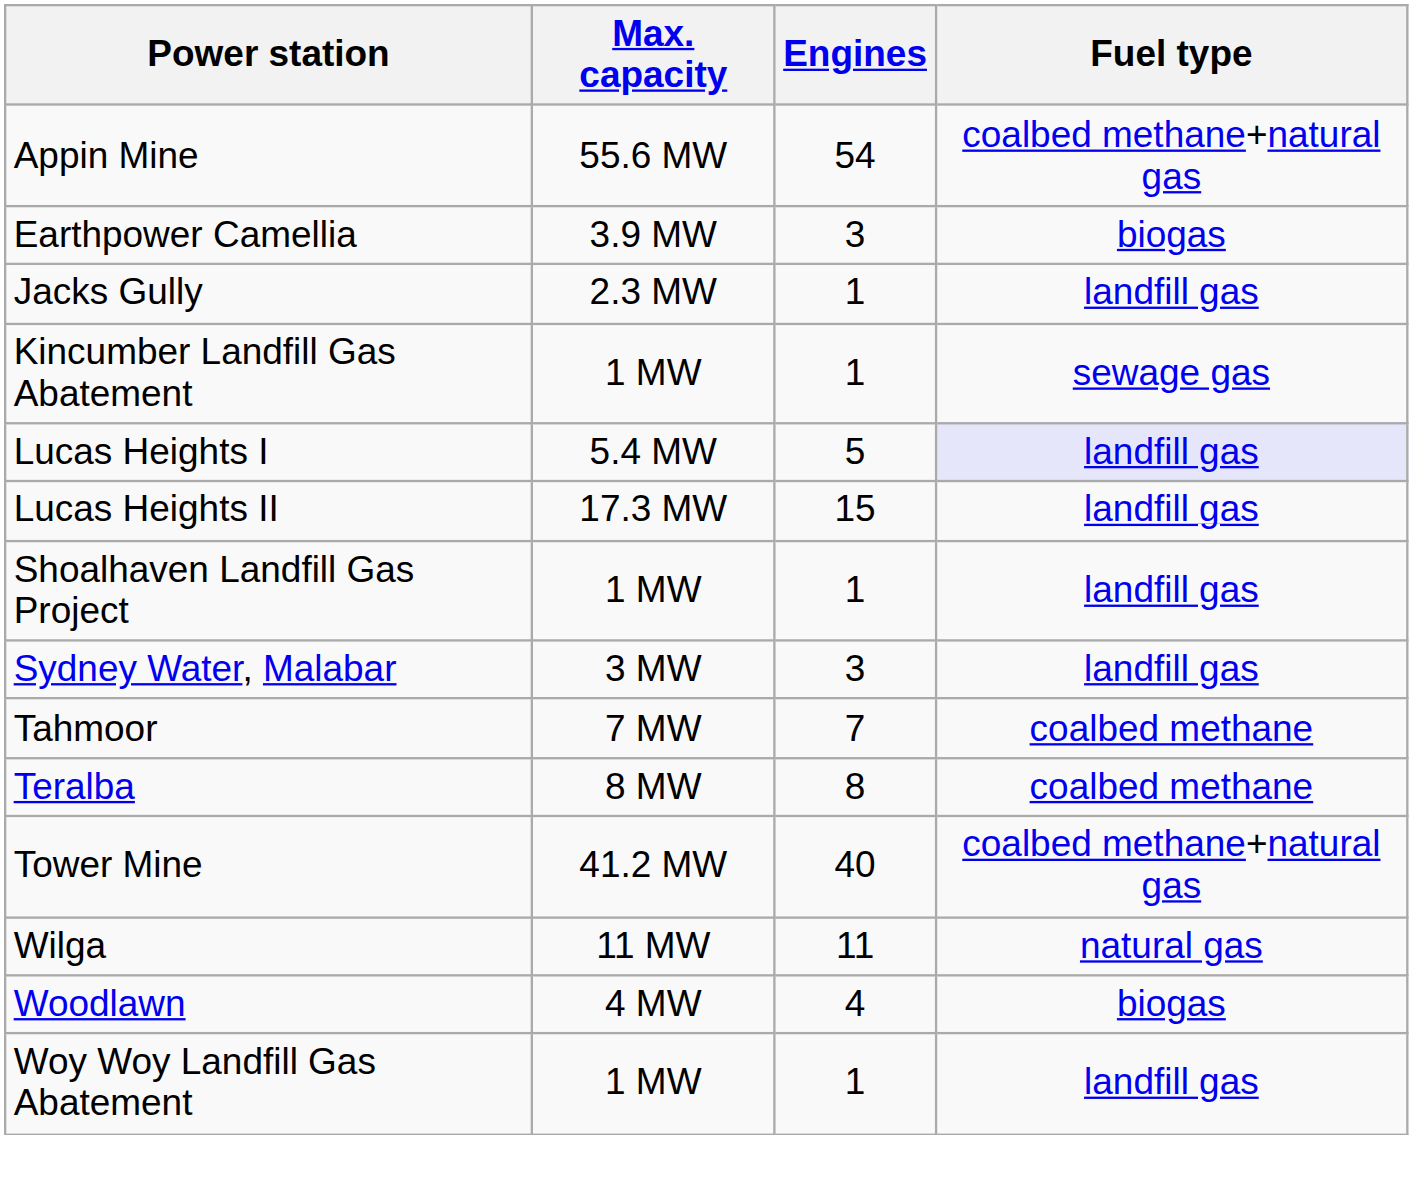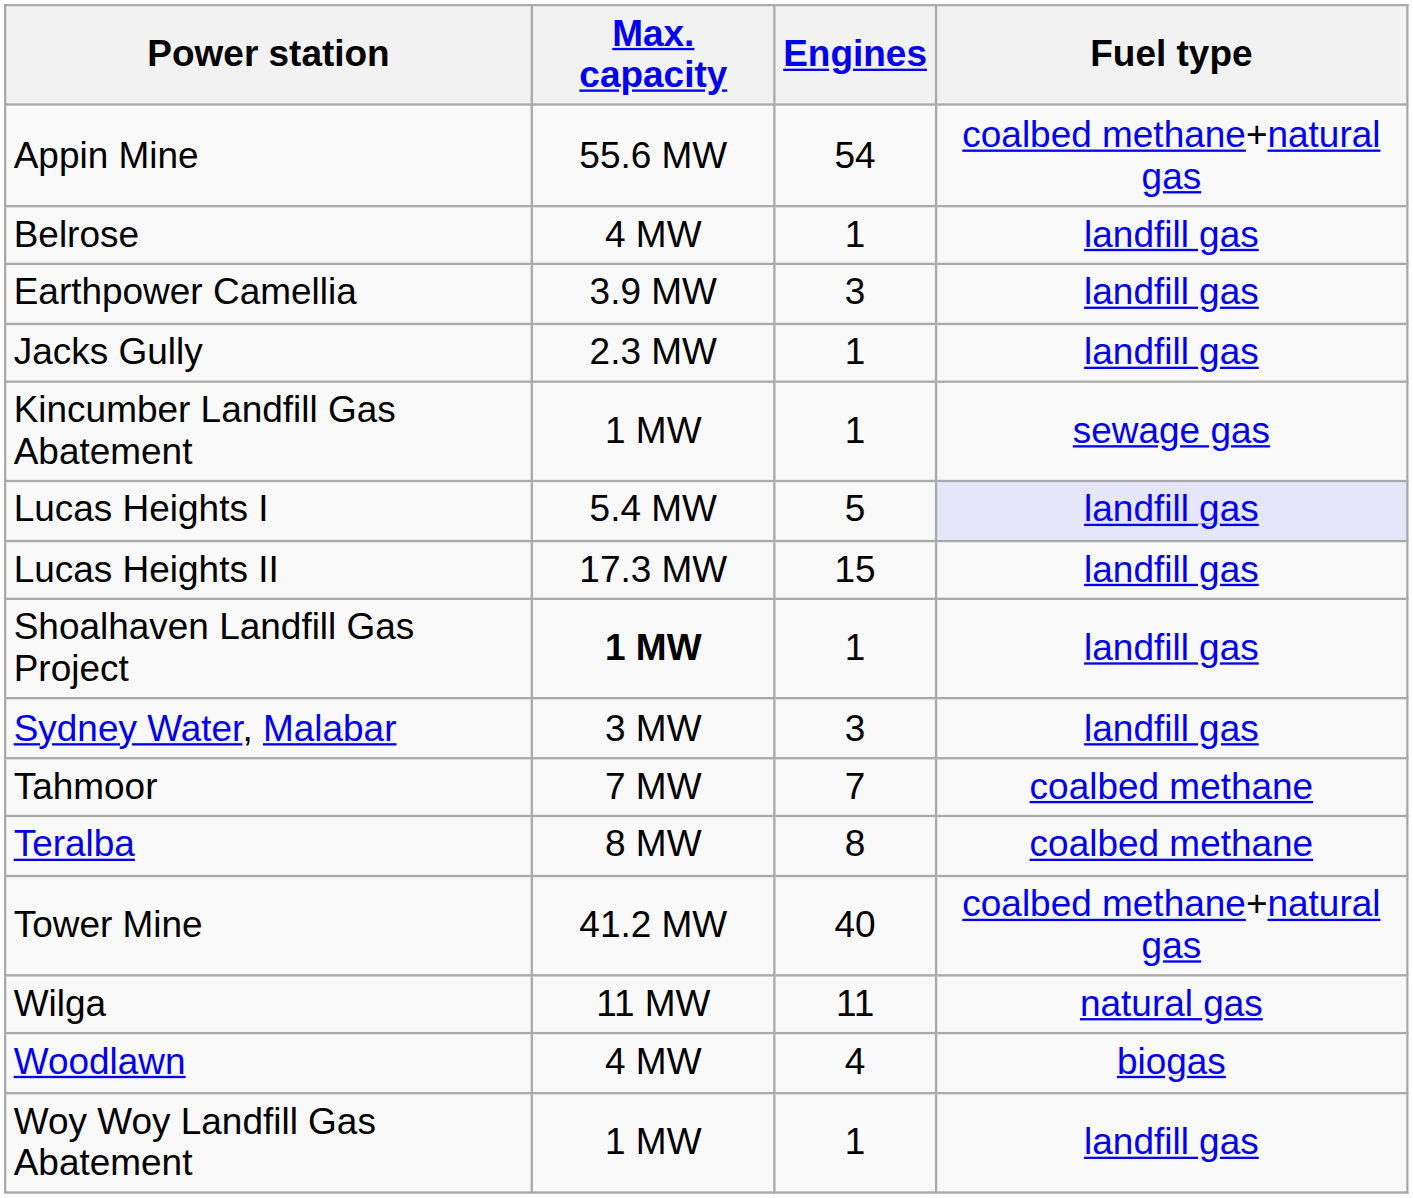+ row: (76, 234)
(1171, 234) biogas -> (1171, 292) landfill gas
(653, 589) normal -> (653, 648) bold
